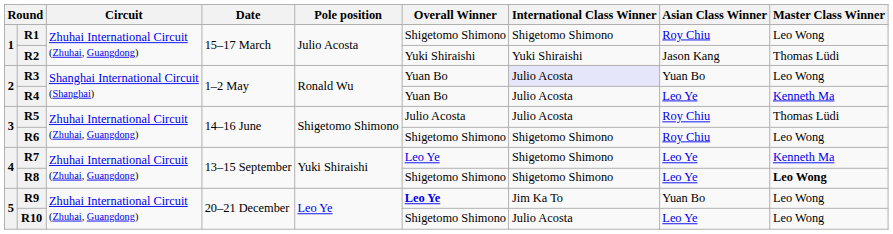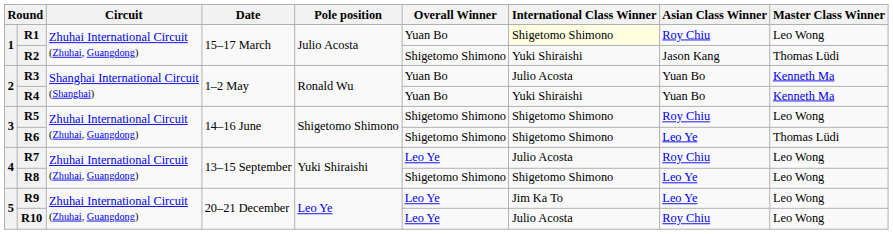(455, 34) Shigetomo Shimono -> (426, 34) Yuan Bo
(563, 34) no background -> (563, 34) lightyellow background
(440, 55) Yuki Shiraishi -> (455, 55) Shigetomo Shimono
(542, 75) lavender background -> (542, 75) no background
(799, 75) Leo Wong -> (804, 75) Kenneth Ma
(542, 95) Julio Acosta -> (547, 95) Yuki Shiraishi
(680, 95) Leo Ye -> (684, 95) Yuan Bo
(435, 116) Julio Acosta -> (455, 116) Shigetomo Shimono
(542, 116) Julio Acosta -> (563, 116) Shigetomo Shimono
(806, 116) Thomas Lüdi -> (799, 116) Leo Wong
(686, 136) Roy Chiu -> (680, 136) Leo Ye
(799, 136) Leo Wong -> (806, 136) Thomas Lüdi
(563, 157) Shigetomo Shimono -> (542, 157) Julio Acosta
(680, 157) Leo Ye -> (686, 157) Roy Chiu
(804, 157) Kenneth Ma -> (799, 157) Leo Wong
(800, 177) bold -> (799, 177) normal
(422, 198) bold -> (422, 198) normal
(684, 198) Yuan Bo -> (680, 198) Leo Ye
(455, 218) Shigetomo Shimono -> (422, 218) Leo Ye
(680, 218) Leo Ye -> (686, 218) Roy Chiu
